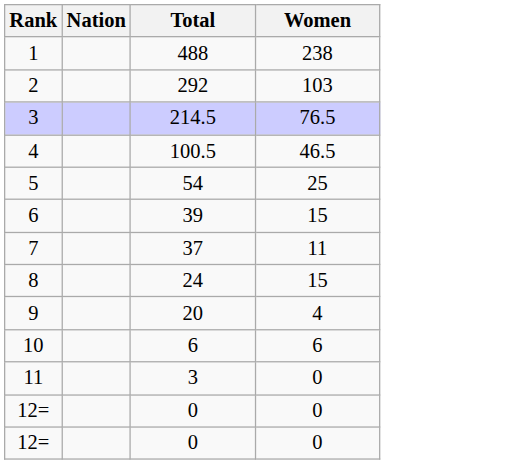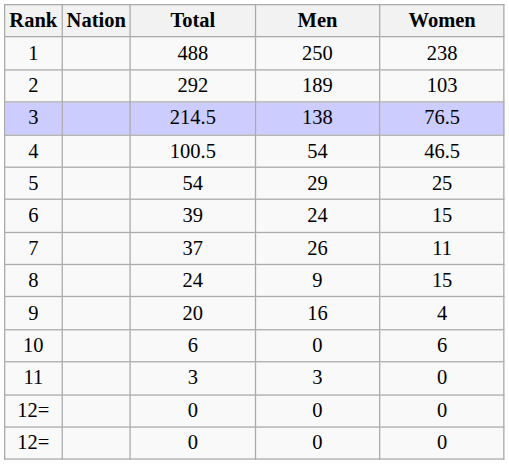+ column: (317, 20)
